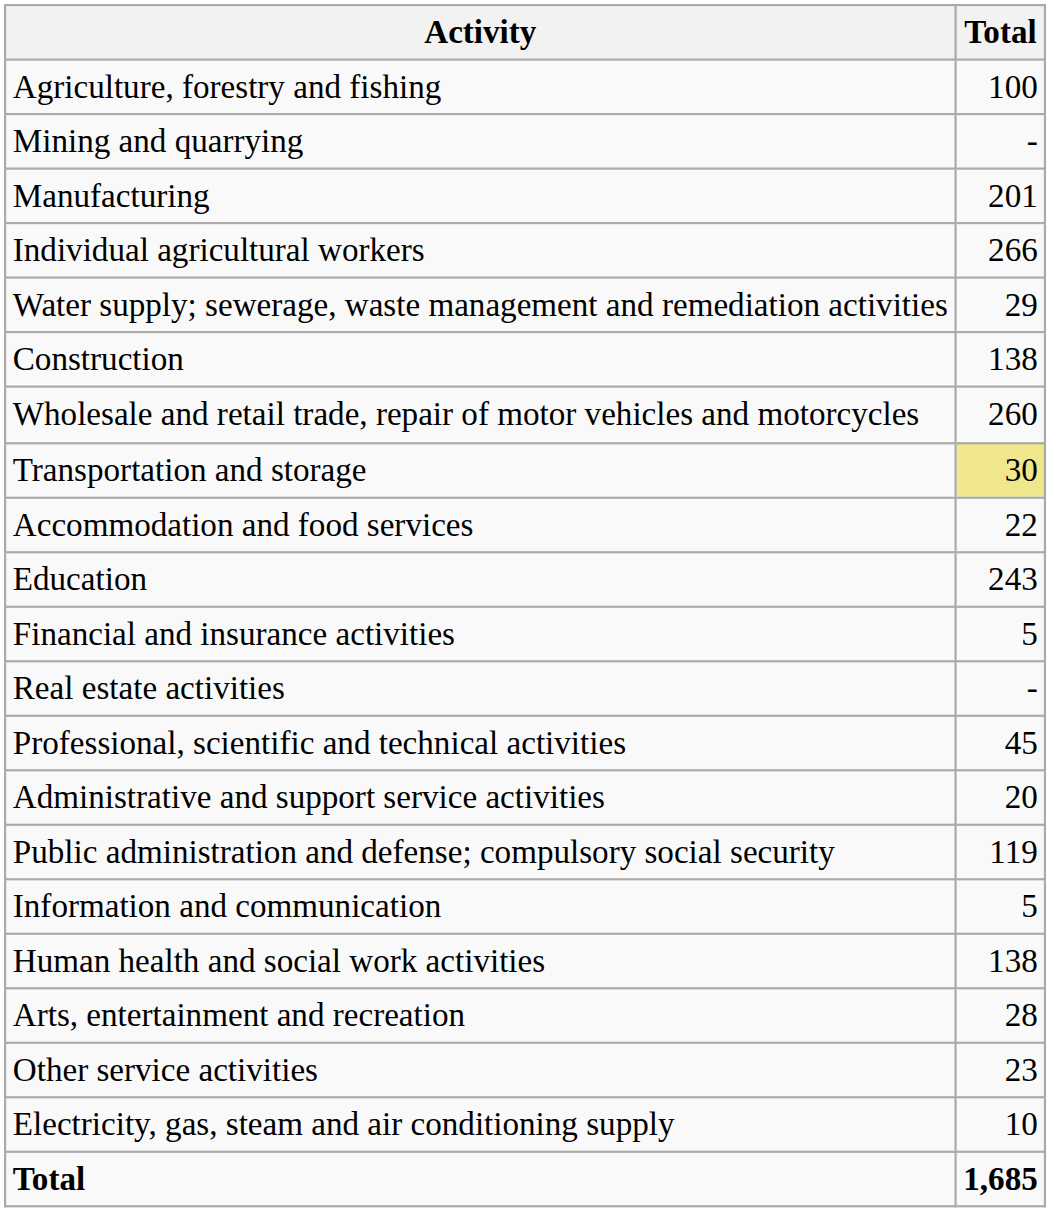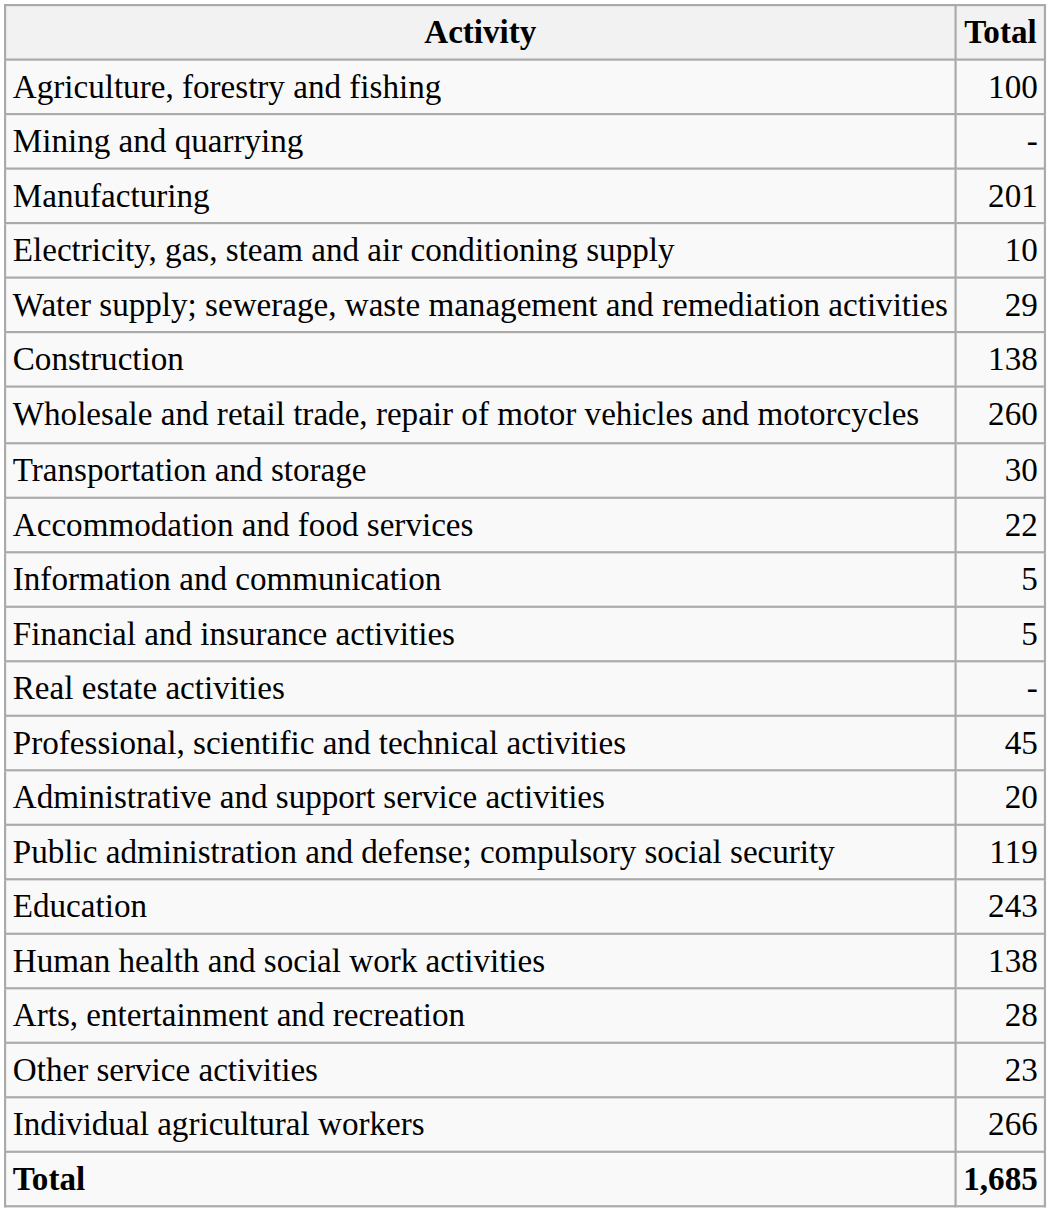rows swapped: (344, 1124) <-> (219, 250)
(1021, 469) khaki background -> (1021, 469) no background
rows swapped: (227, 906) <-> (80, 578)
